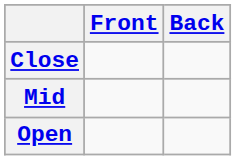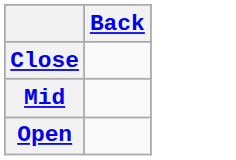- column: (124, 24)
